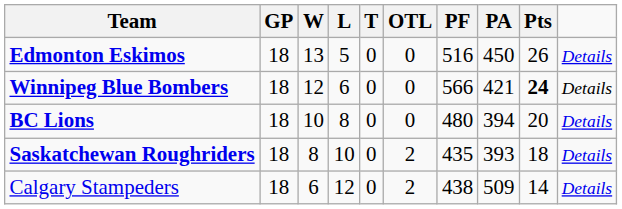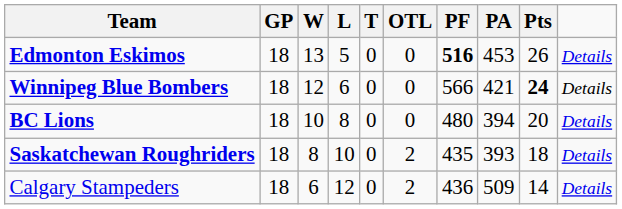(458, 54) normal -> (458, 54) bold
(499, 54) 450 -> (499, 54) 453
(458, 187) 438 -> (458, 187) 436
